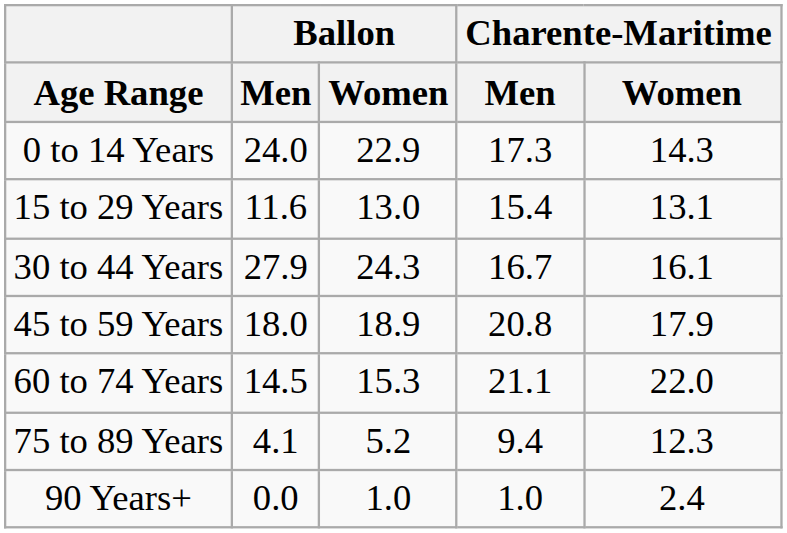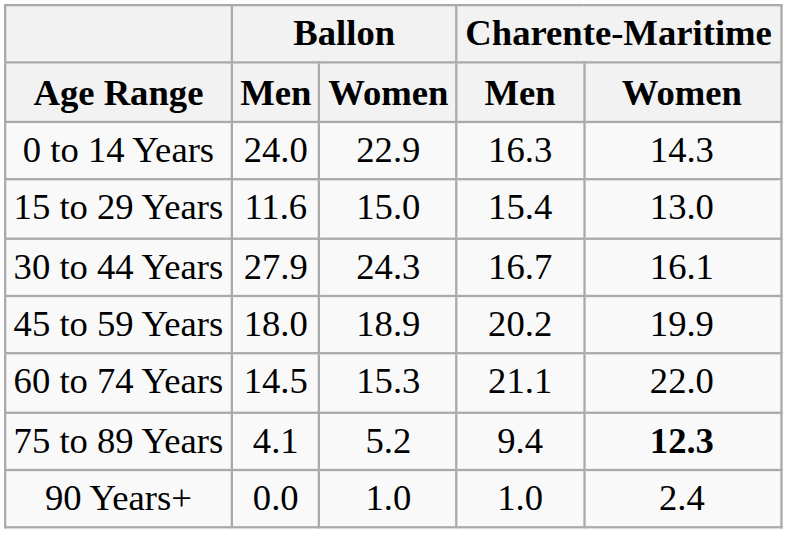(520, 149) 17.3 -> (520, 149) 16.3
(388, 207) 13.0 -> (388, 207) 15.0
(682, 207) 13.1 -> (682, 207) 13.0
(520, 324) 20.8 -> (520, 324) 20.2
(682, 324) 17.9 -> (682, 324) 19.9
(682, 440) normal -> (682, 440) bold
